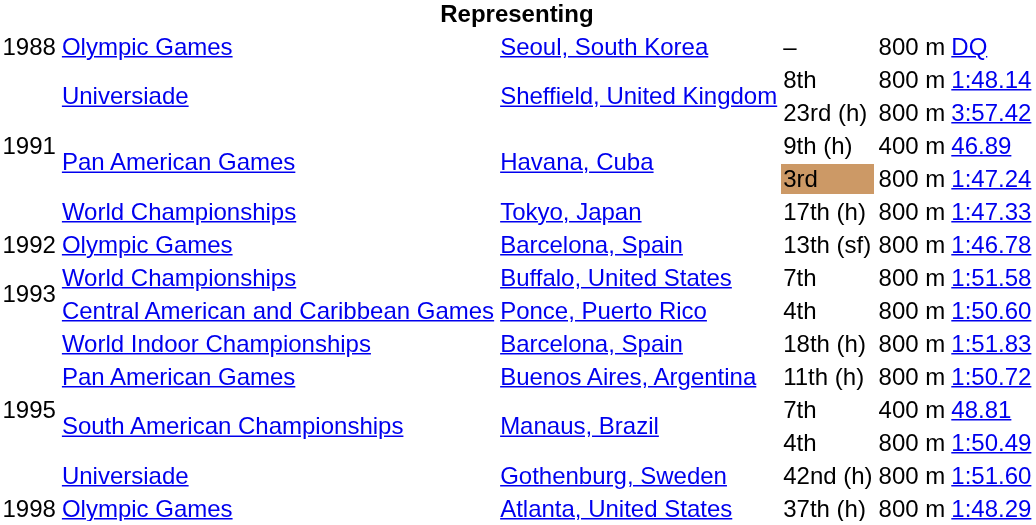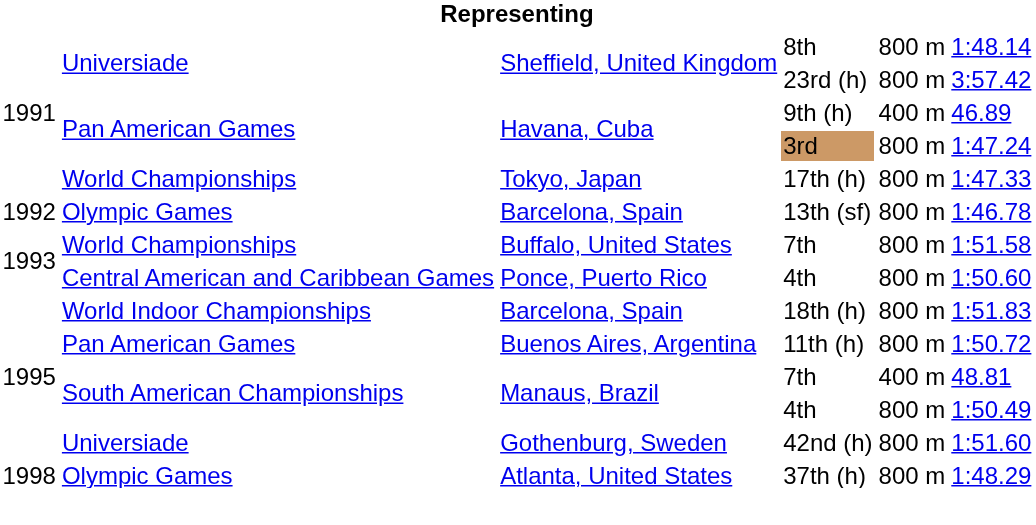- row: (604, 46)
